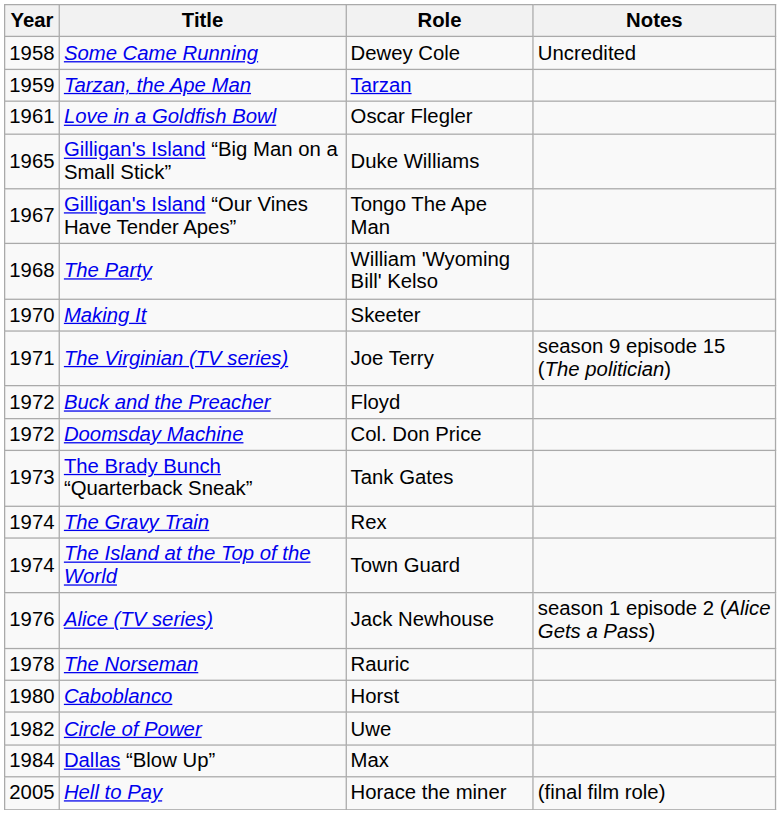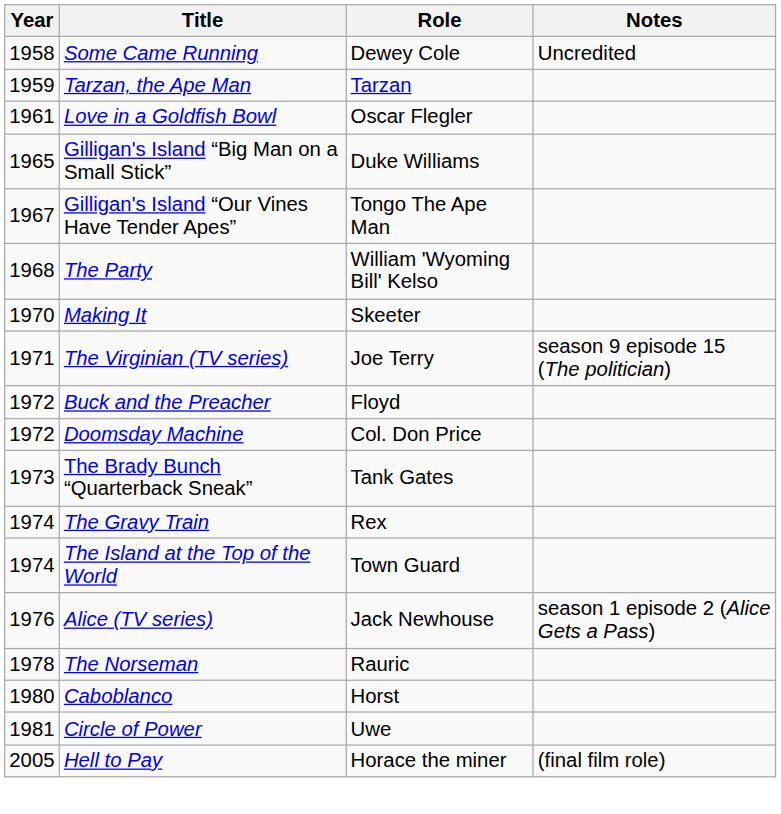(32, 728) 1982 -> (32, 728) 1981
- row: (140, 760)
